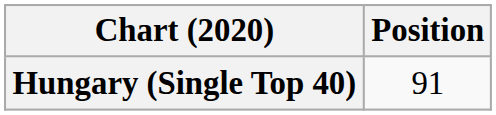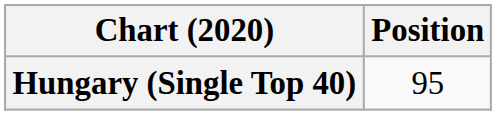(428, 82) 91 -> (428, 82) 95
